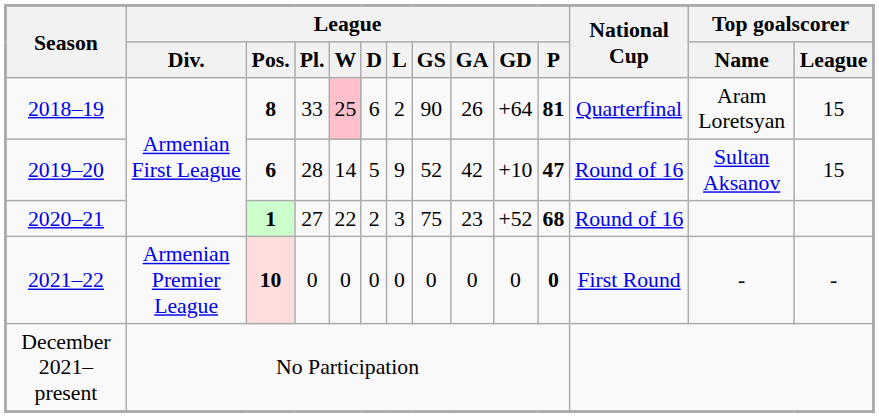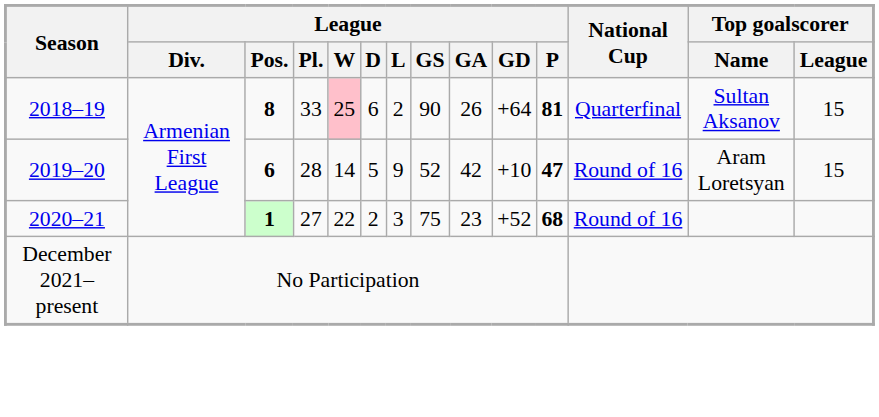(742, 108) Aram Loretsyan -> (741, 108) Sultan Aksanov
(742, 170) Sultan Aksanov -> (741, 170) Aram Loretsyan
- row: (66, 280)
